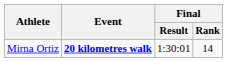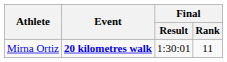(208, 49) 14 -> (208, 49) 11
